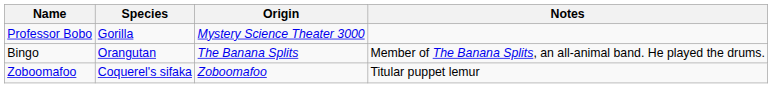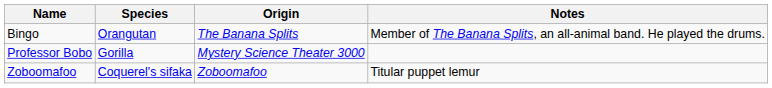rows swapped: (23, 53) <-> (50, 33)
